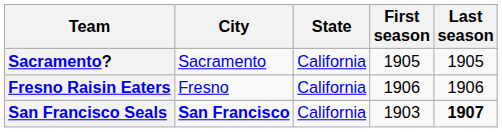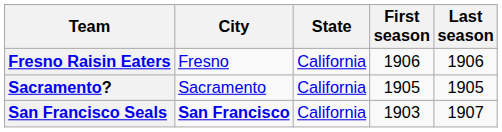rows swapped: (89, 87) <-> (60, 61)
(466, 113) bold -> (466, 113) normal
